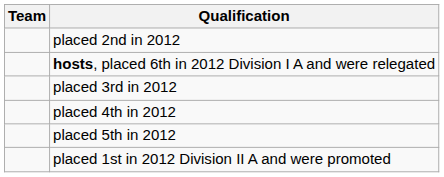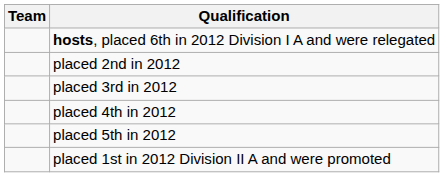rows swapped: (244, 64) <-> (117, 40)
